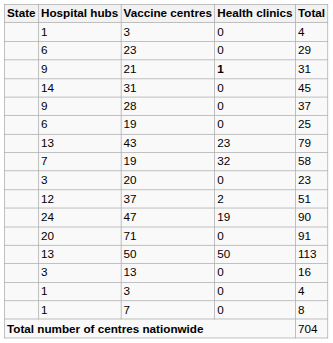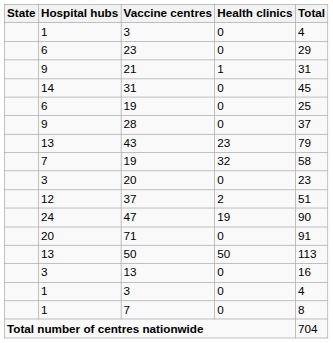(221, 69) bold -> (221, 69) normal
rows swapped: (44, 106) <-> (44, 124)
